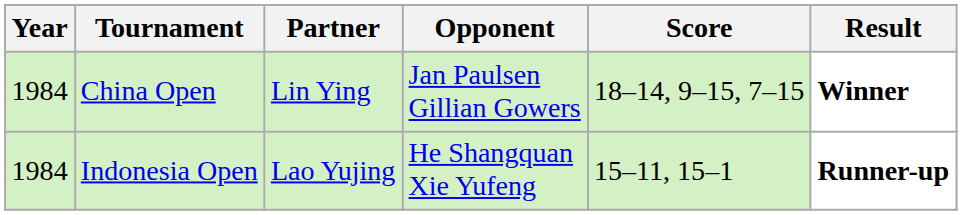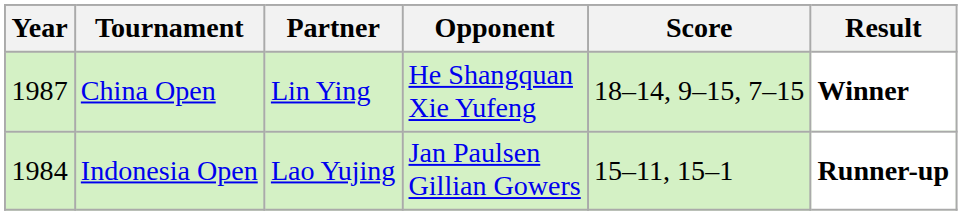(40, 90) 1984 -> (40, 90) 1987
(495, 90) Jan Paulsen Gillian Gowers -> (491, 90) He Shangquan Xie Yufeng
(491, 170) He Shangquan Xie Yufeng -> (495, 170) Jan Paulsen Gillian Gowers
